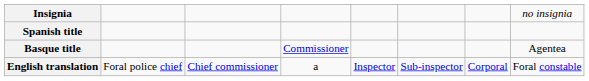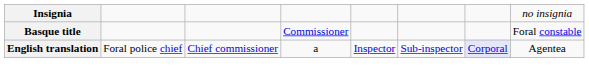- row: (53, 31)
(547, 48) Agentea -> (547, 31) Foral constable
(488, 66) no background -> (488, 48) lavender background
(547, 66) Foral constable -> (547, 48) Agentea
